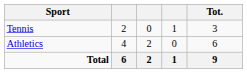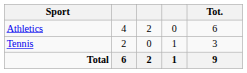rows swapped: (25, 44) <-> (20, 28)
